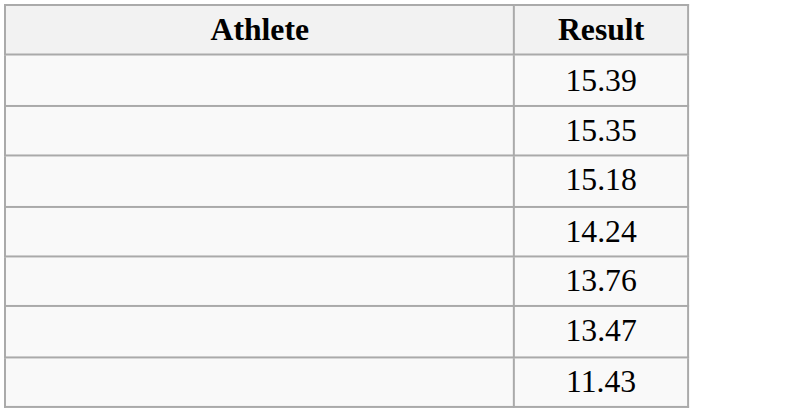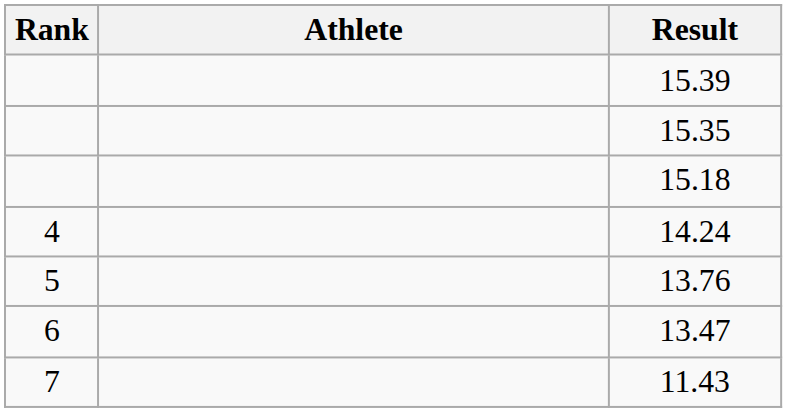+ column: (52, 29)
